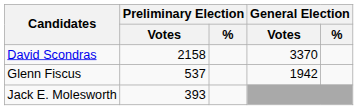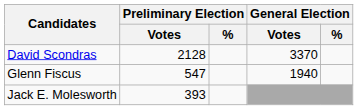(192, 54) 2158 -> (192, 54) 2128
(195, 74) 537 -> (195, 74) 547
(304, 74) 1942 -> (304, 74) 1940
